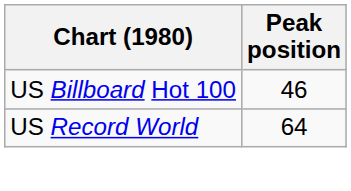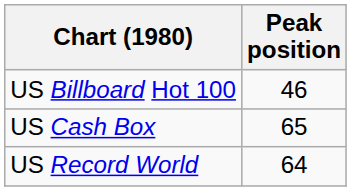+ row: (83, 127)
